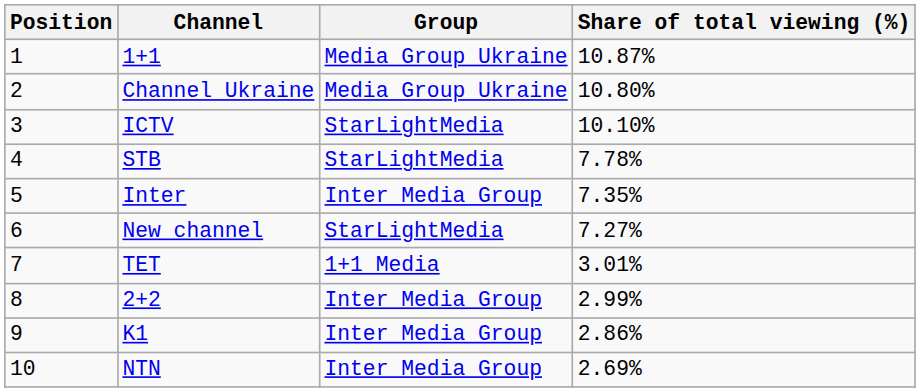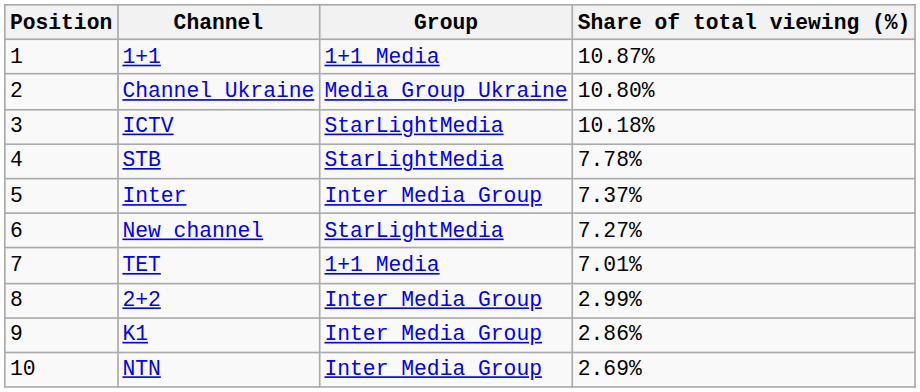(446, 57) Media Group Ukraine -> (382, 57) 1+1 Media
(616, 126) 10.10% -> (616, 126) 10.18%
(610, 196) 7.35% -> (610, 196) 7.37%
(610, 265) 3.01% -> (610, 265) 7.01%
